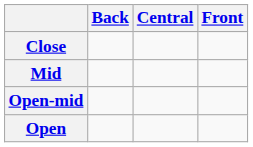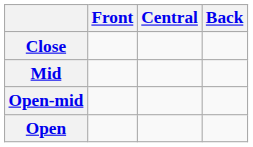columns swapped: (222, 18) <-> (110, 18)
